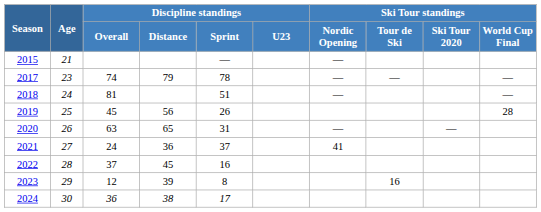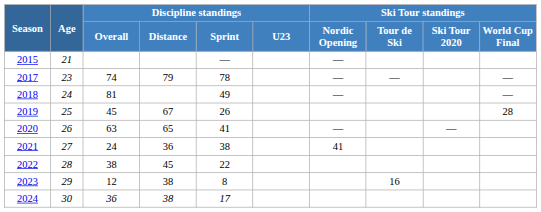(225, 94) 51 -> (225, 94) 49
(168, 112) 56 -> (168, 112) 67
(225, 129) 31 -> (225, 129) 41
(225, 146) 37 -> (225, 146) 38
(111, 164) 37 -> (111, 164) 38
(225, 164) 16 -> (225, 164) 22
(168, 181) 39 -> (168, 181) 38
